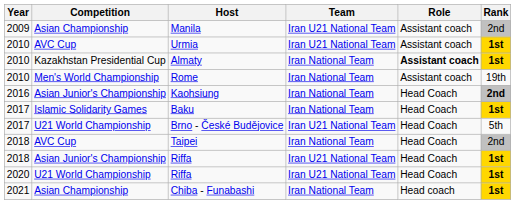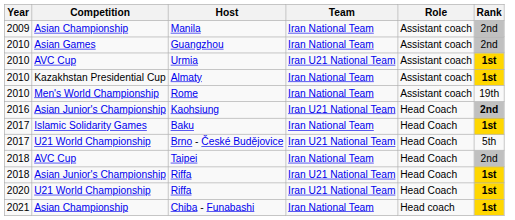(342, 28) Iran U21 National Team -> (331, 28) Iran National Team
+ row: (65, 45)
(439, 61) bold -> (436, 77) normal
(331, 93) Iran National Team -> (342, 110) Iran U21 National Team
